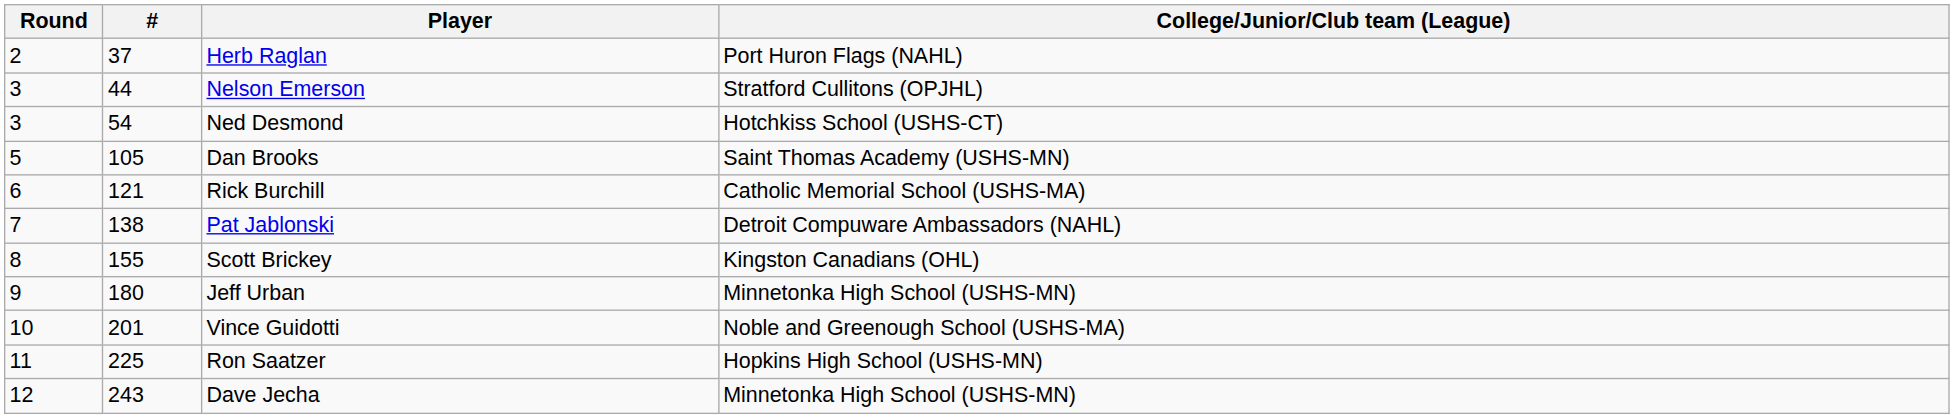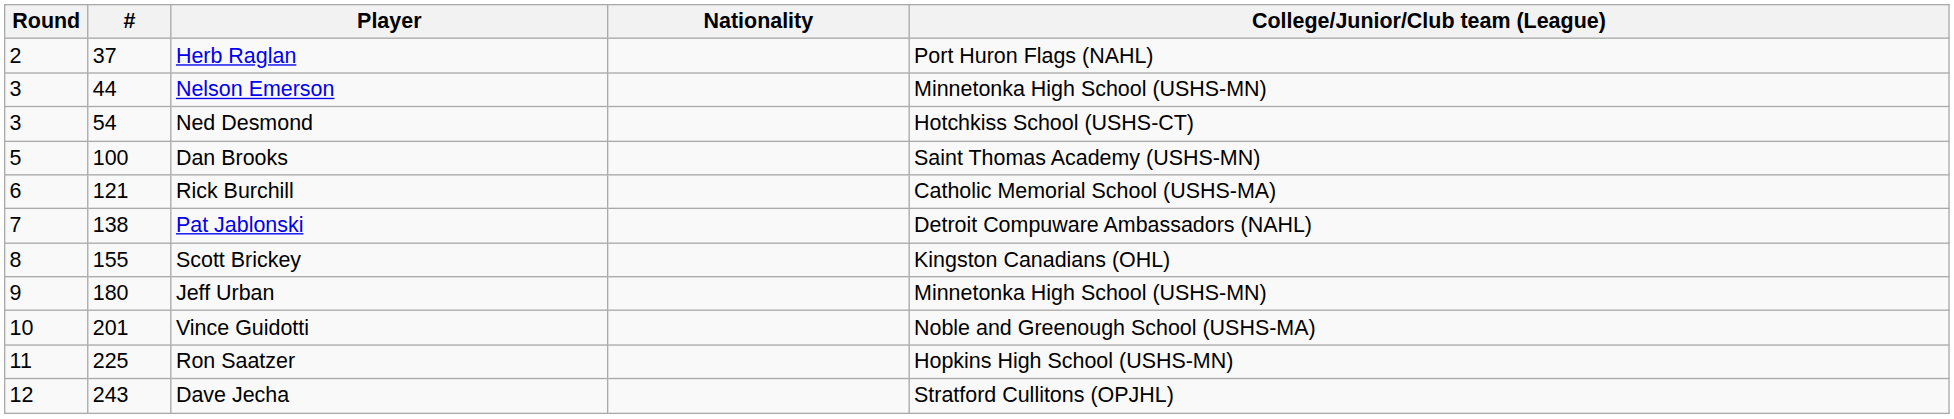+ column: (758, 21)
(853, 89) Stratford Cullitons (OPJHL) -> (1090, 89) Minnetonka High School (USHS-MN)
(126, 157) 105 -> (111, 157) 100
(900, 395) Minnetonka High School (USHS-MN) -> (1044, 395) Stratford Cullitons (OPJHL)
